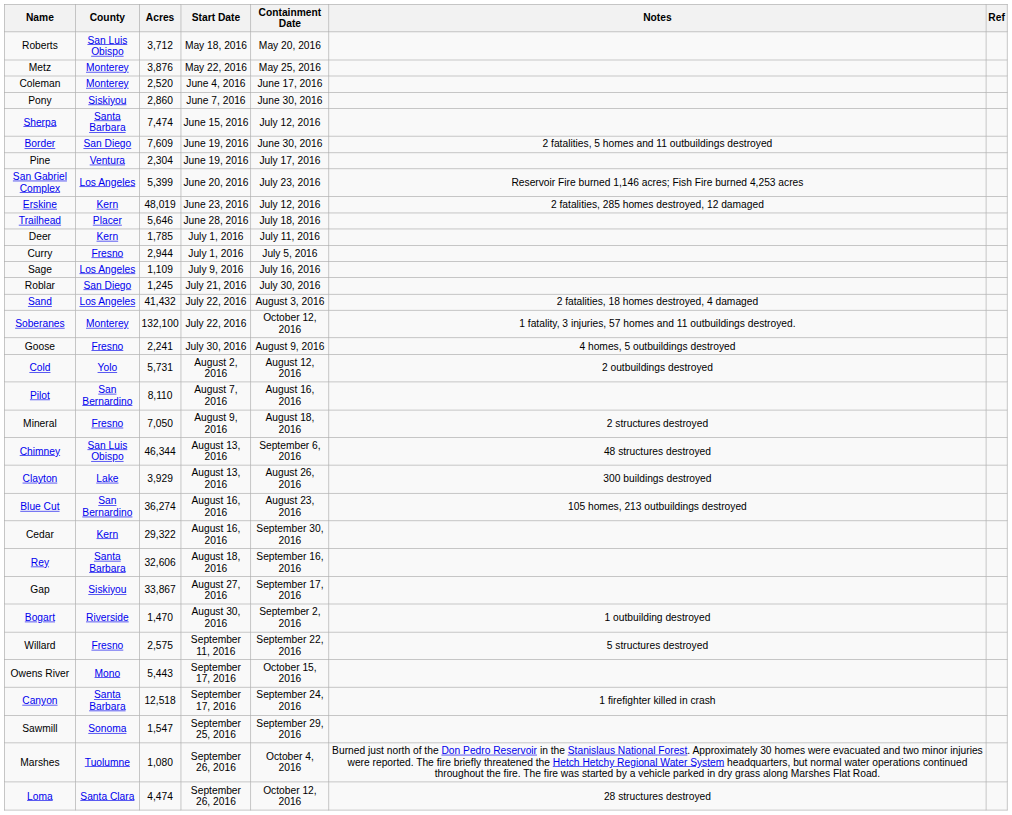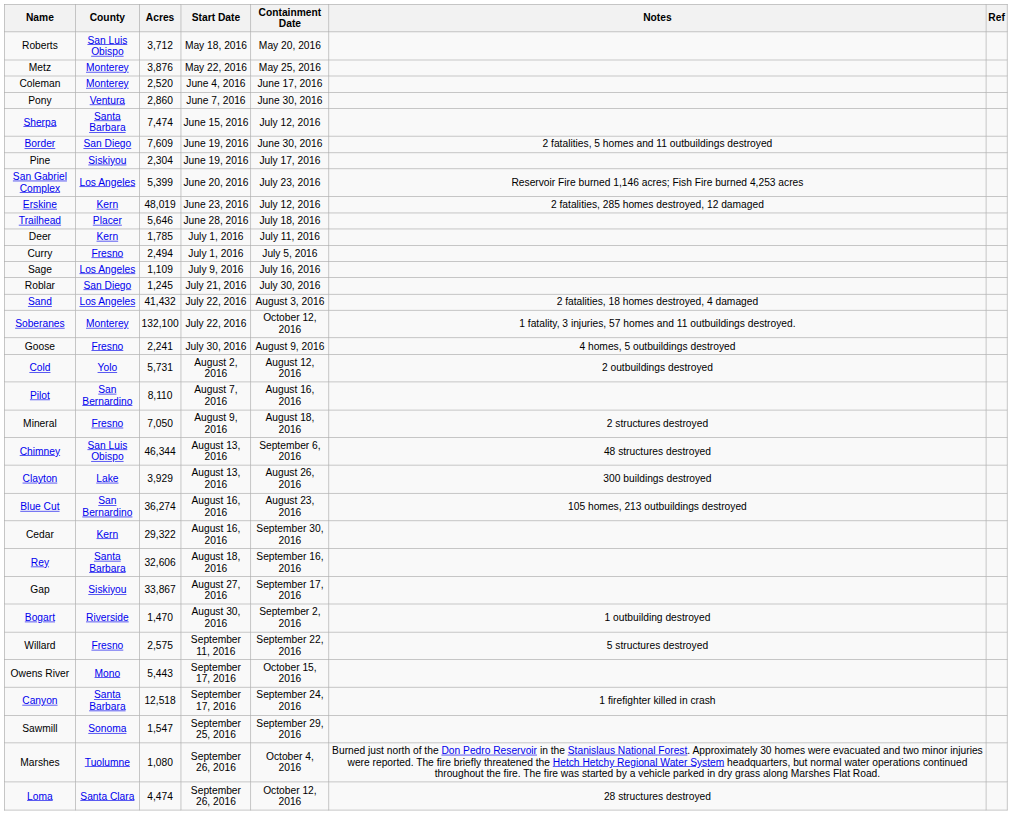(107, 100) Siskiyou -> (107, 100) Ventura
(107, 160) Ventura -> (107, 160) Siskiyou
(160, 253) 2,944 -> (160, 253) 2,494
